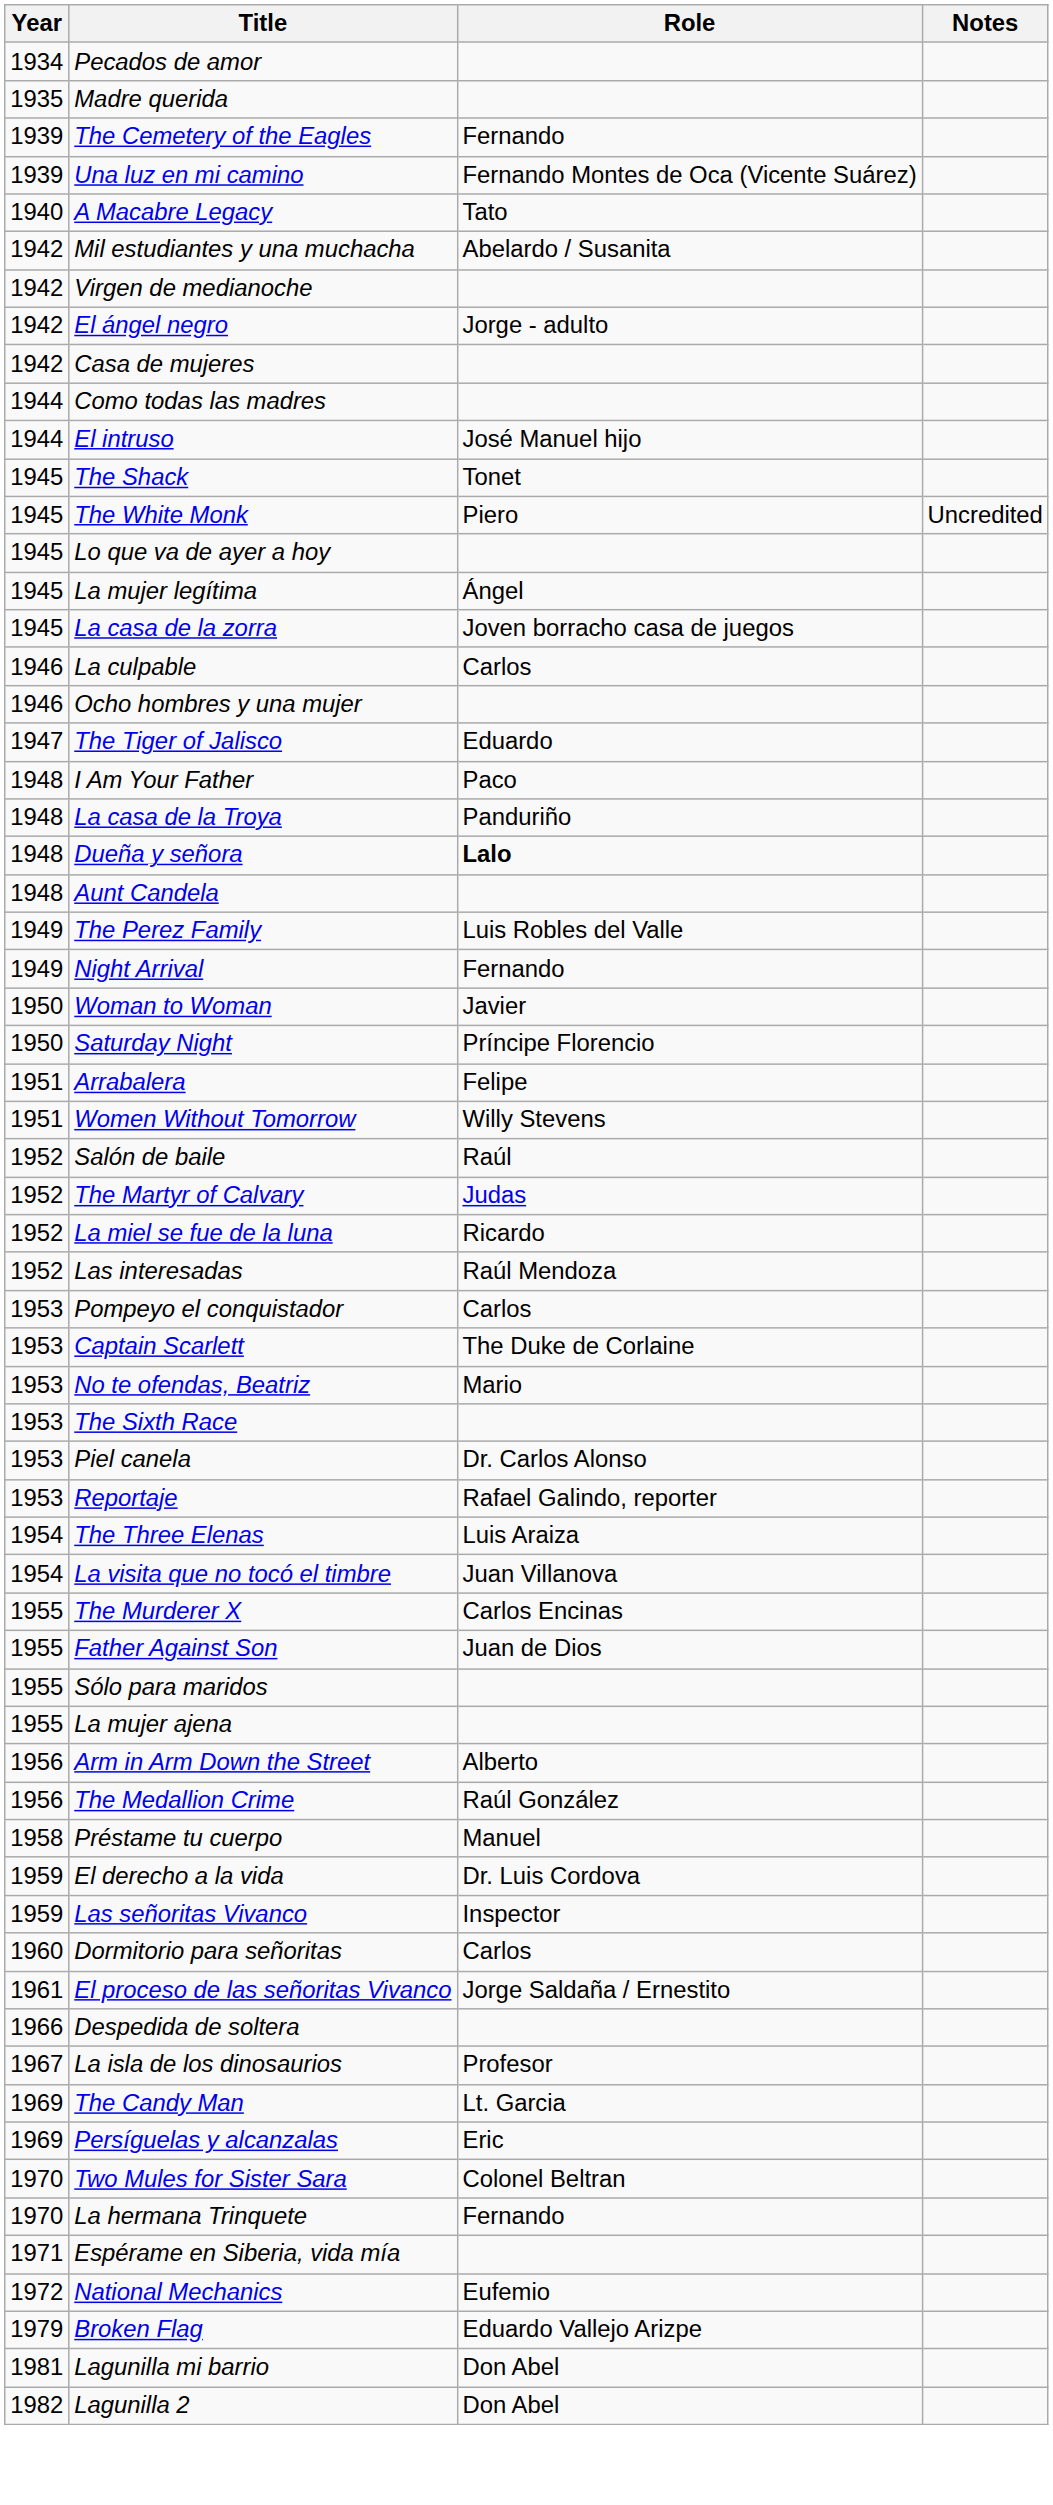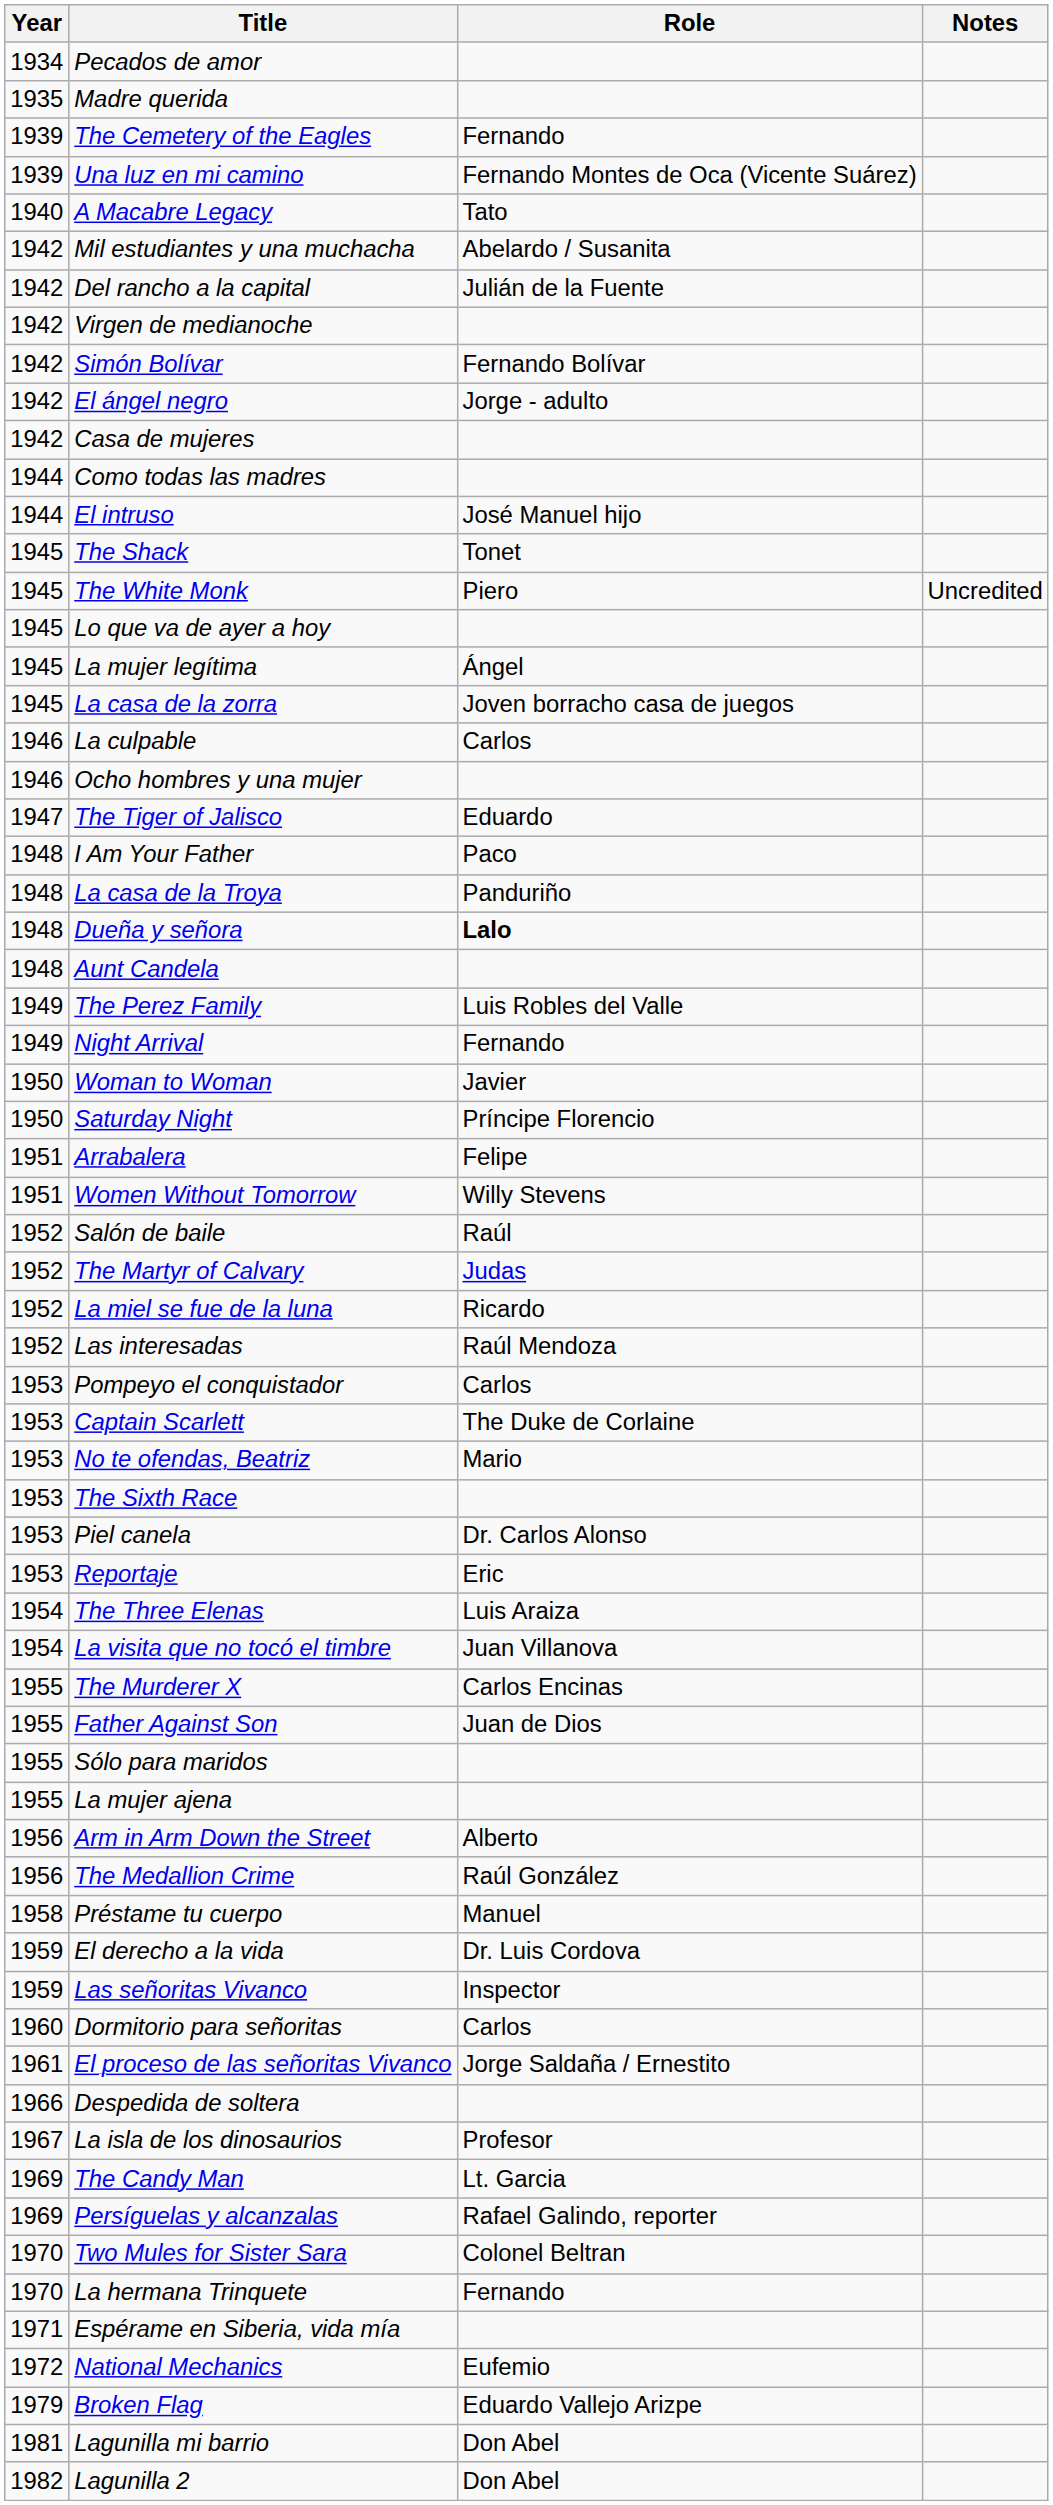+ row: (192, 288)
+ row: (148, 363)
(590, 1497) Rafael Galindo, reporter -> (483, 1573) Eric
(483, 2140) Eric -> (590, 2216) Rafael Galindo, reporter
